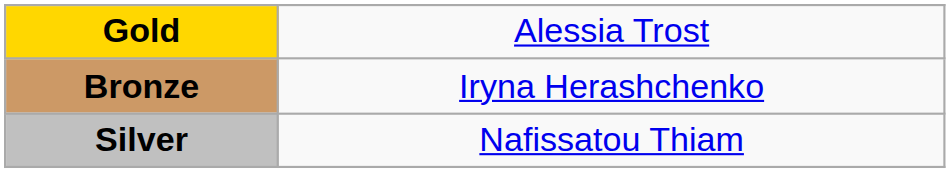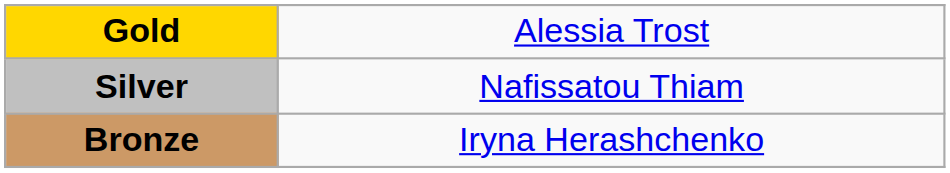rows swapped: (142, 139) <-> (142, 85)
